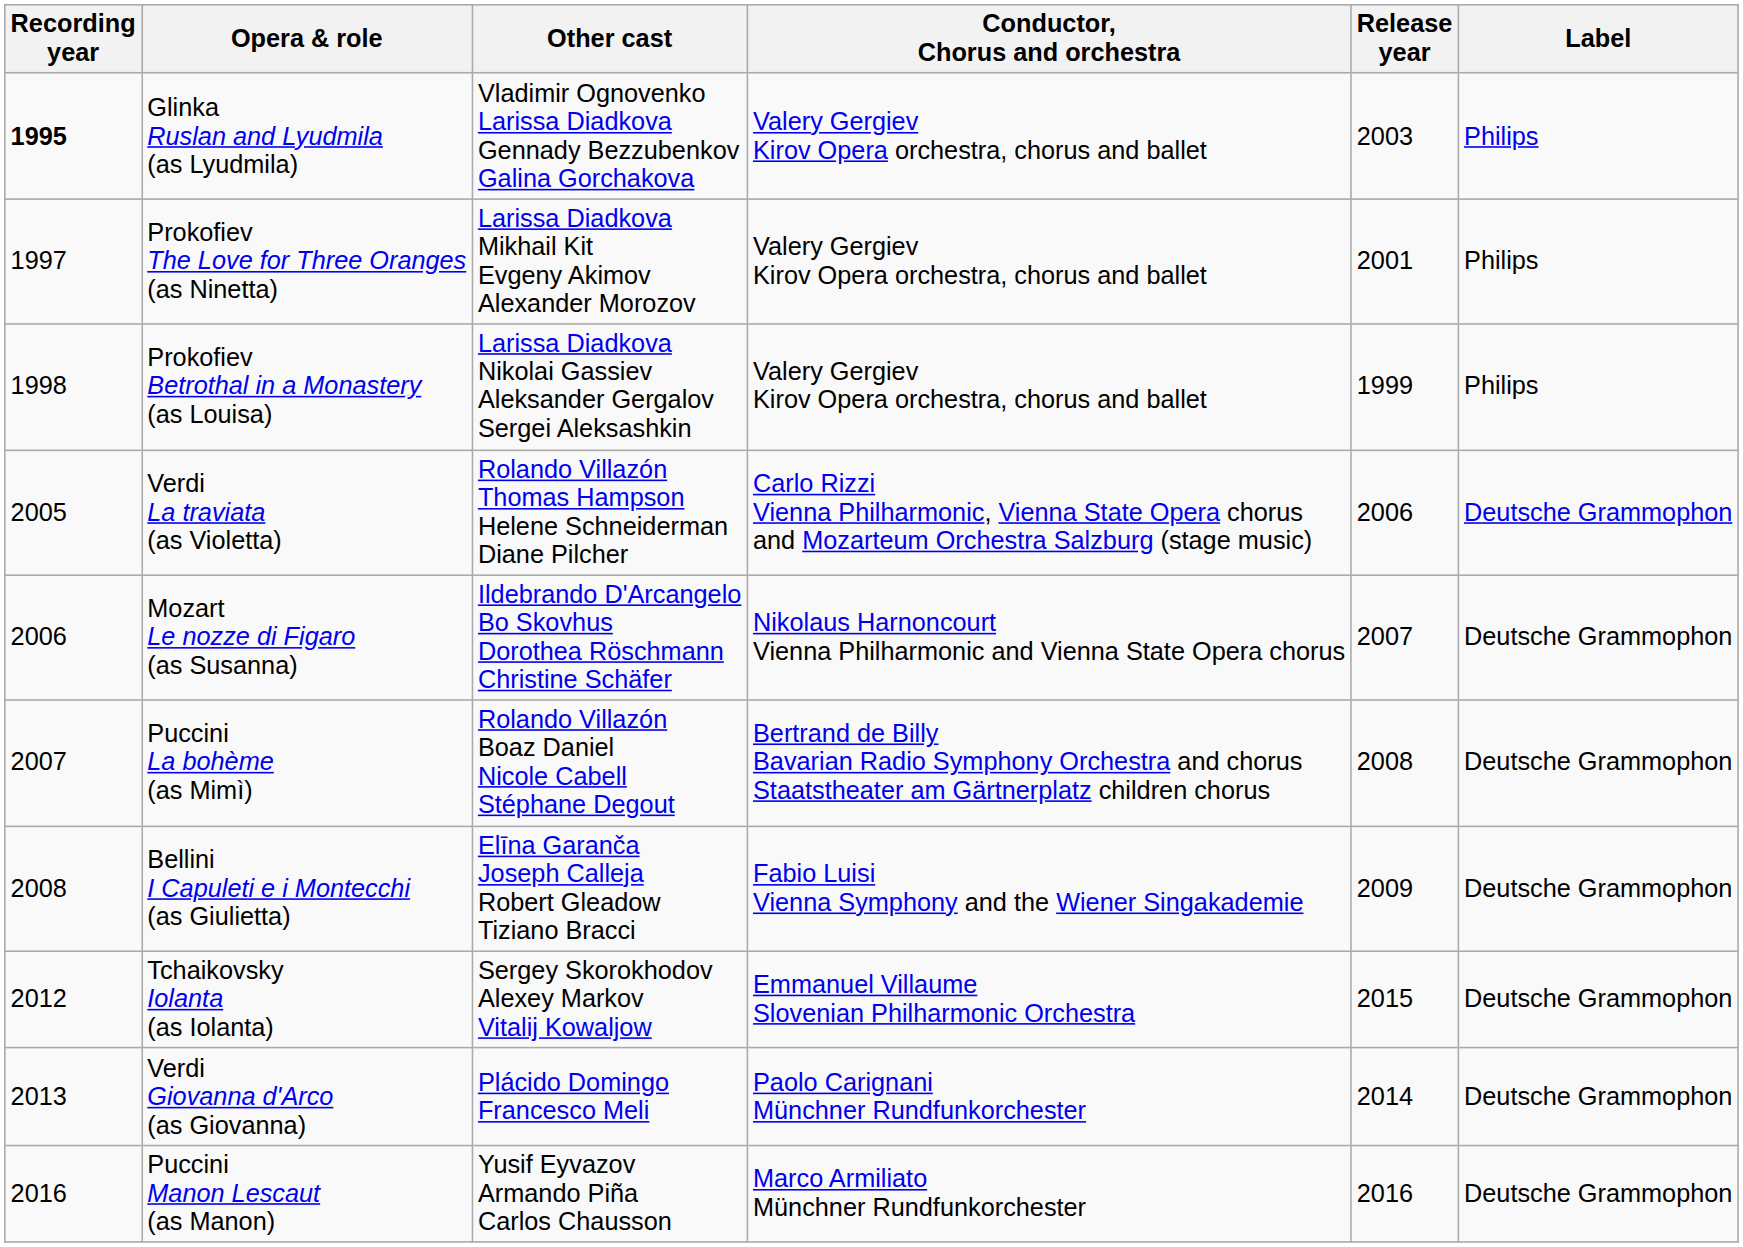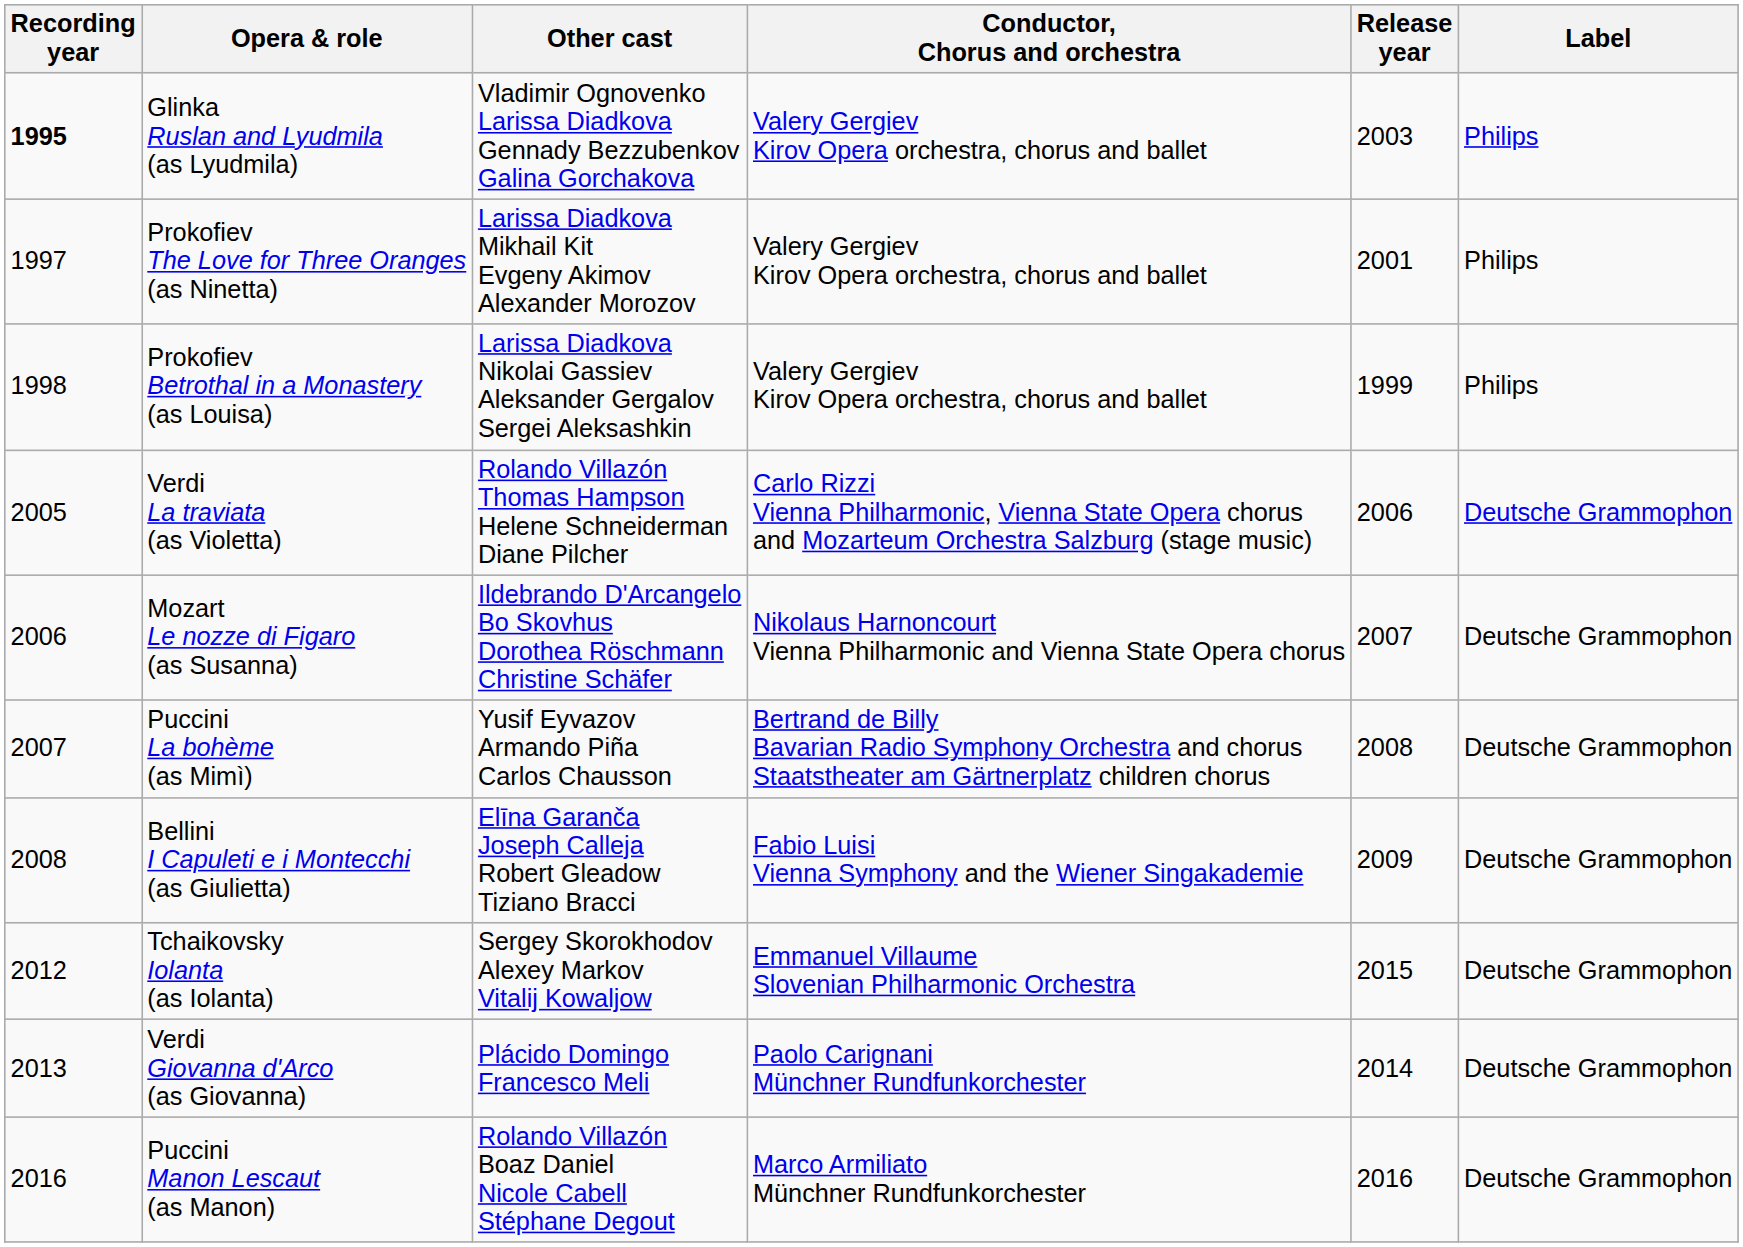(576, 762) Rolando Villazón Boaz Daniel Nicole Cabell Stéphane Degout -> (575, 748) Yusif Eyvazov Armando Piña Carlos Chausson
(575, 1193) Yusif Eyvazov Armando Piña Carlos Chausson -> (576, 1179) Rolando Villazón Boaz Daniel Nicole Cabell Stéphane Degout
